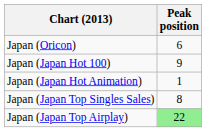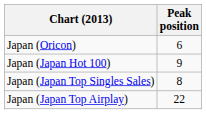- row: (74, 81)
(179, 117) lightgreen background -> (179, 99) no background
